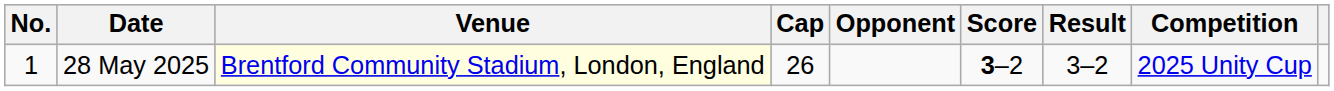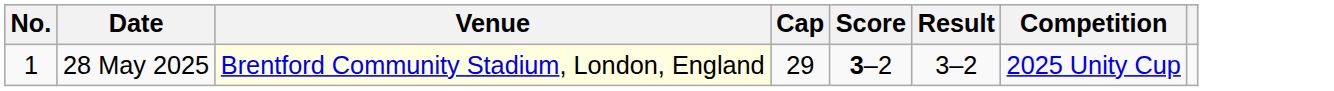- column: (895, 24)
(800, 64) 26 -> (800, 64) 29
